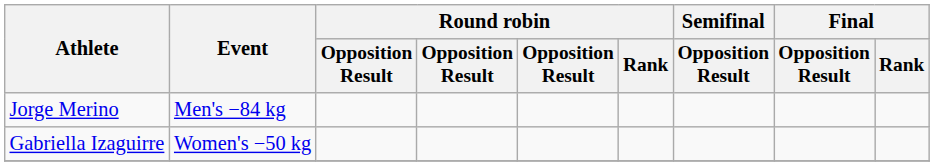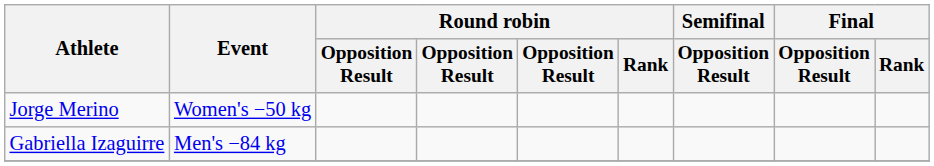(230, 110) Men's −84 kg -> (243, 110) Women's −50 kg
(243, 143) Women's −50 kg -> (230, 143) Men's −84 kg
